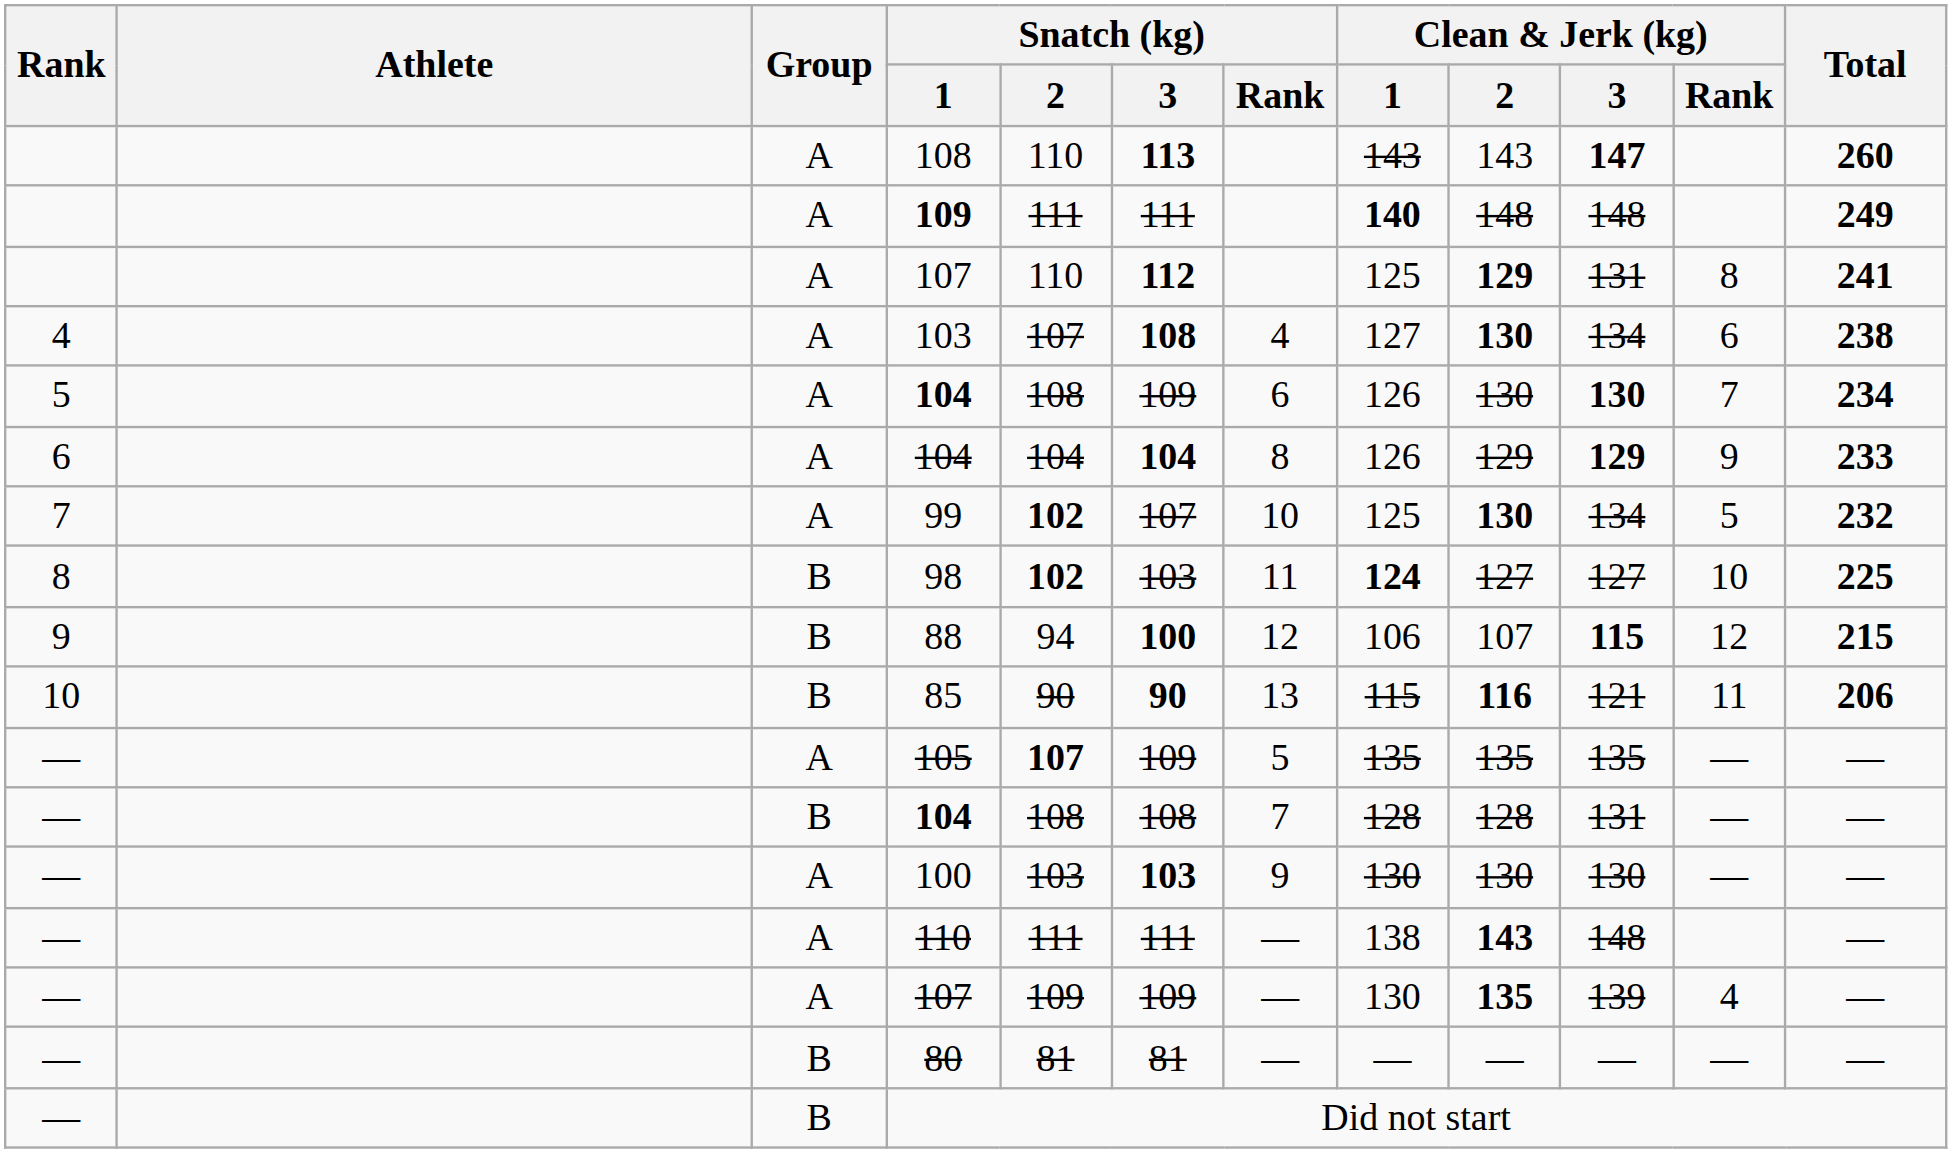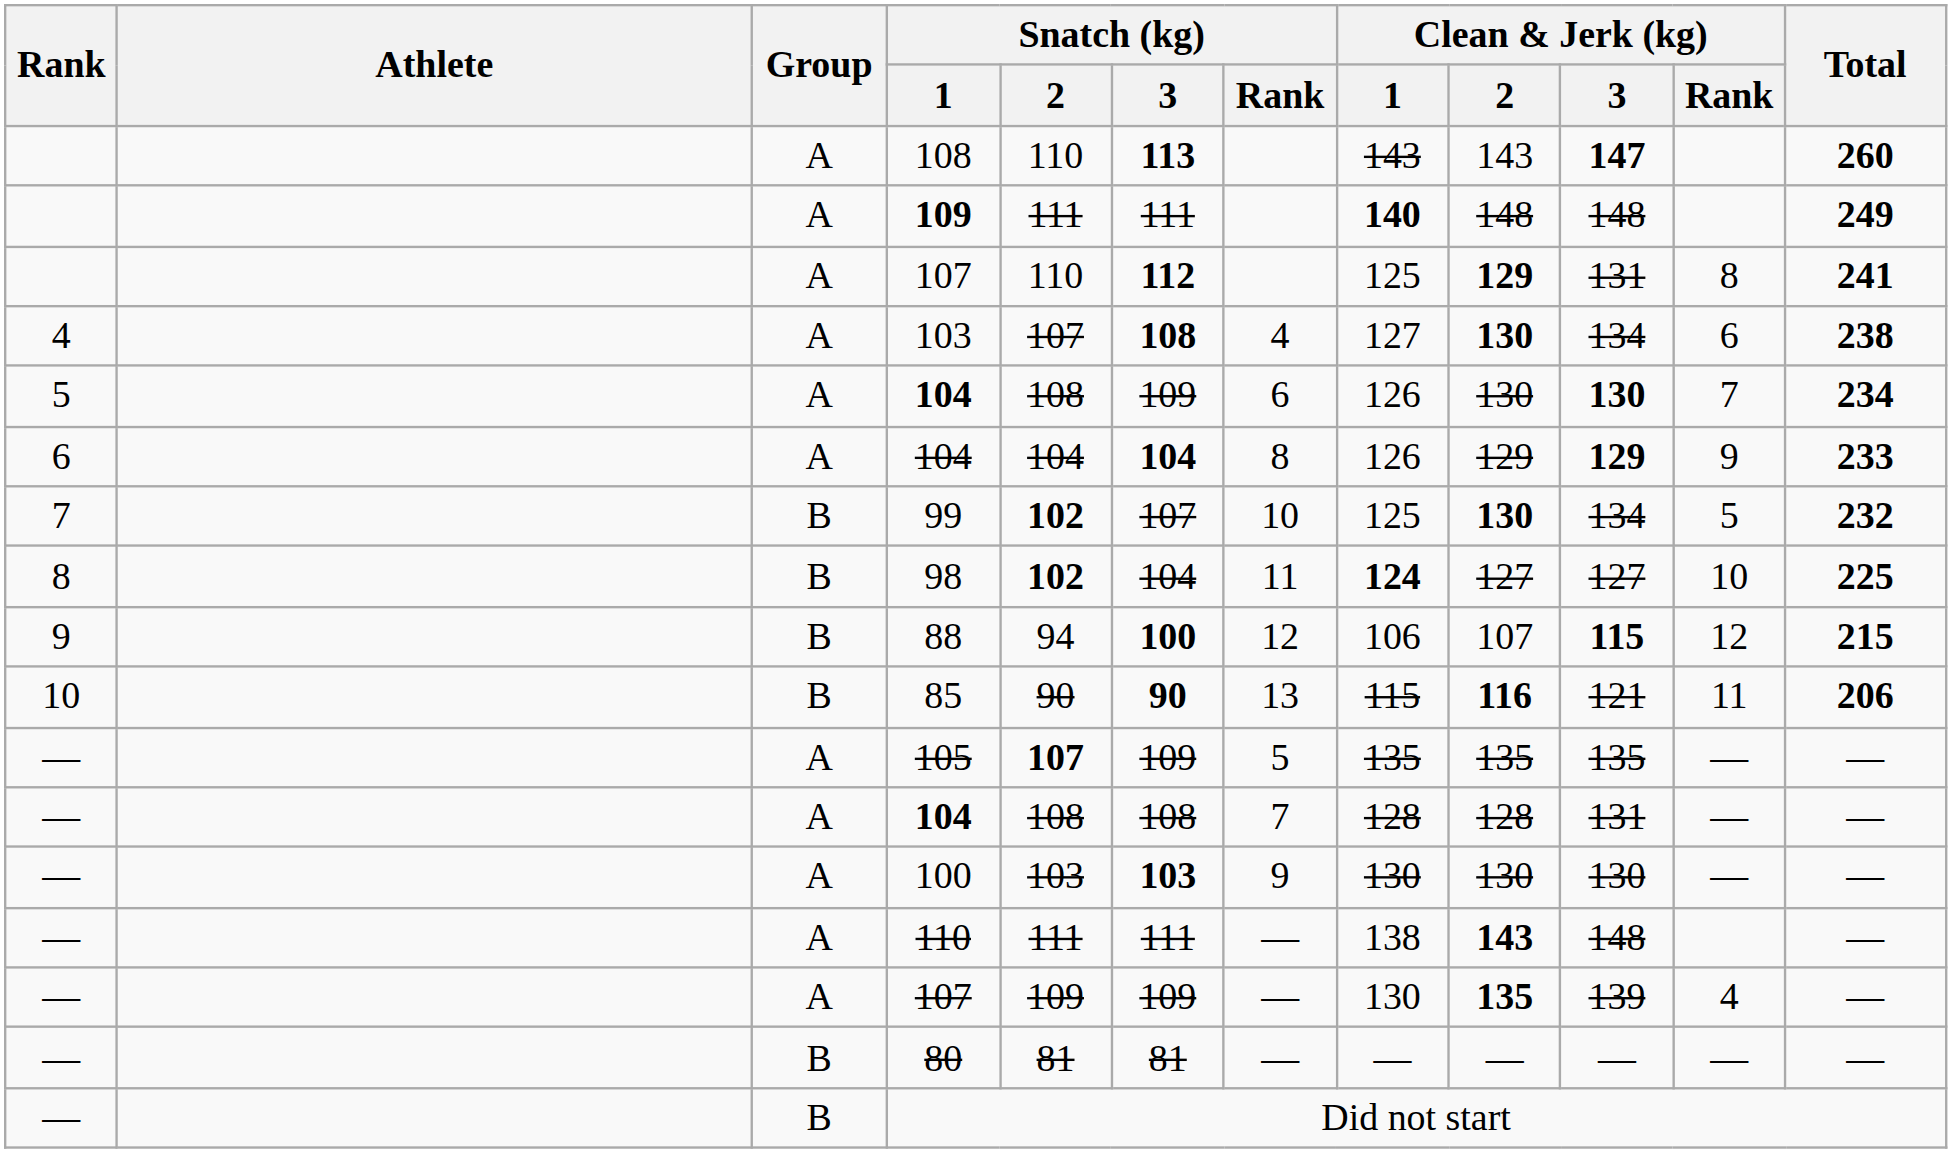(819, 515) A -> (819, 515) B
(1168, 575) 103 -> (1168, 575) 104
(819, 816) B -> (819, 816) A
